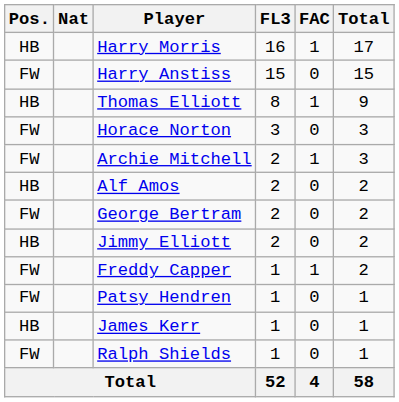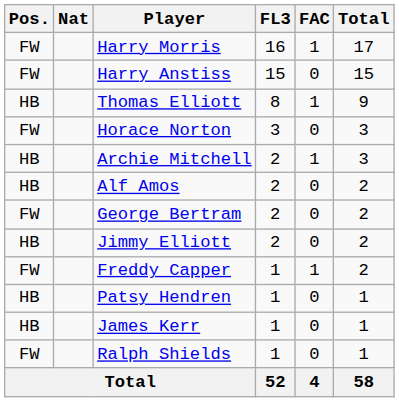(29, 47) HB -> (29, 47) FW
(29, 158) FW -> (29, 158) HB
(29, 298) FW -> (29, 298) HB
